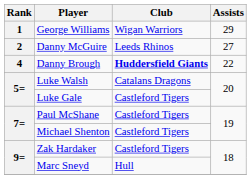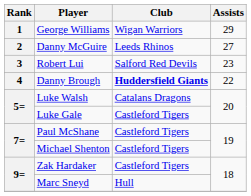+ row: (60, 64)
